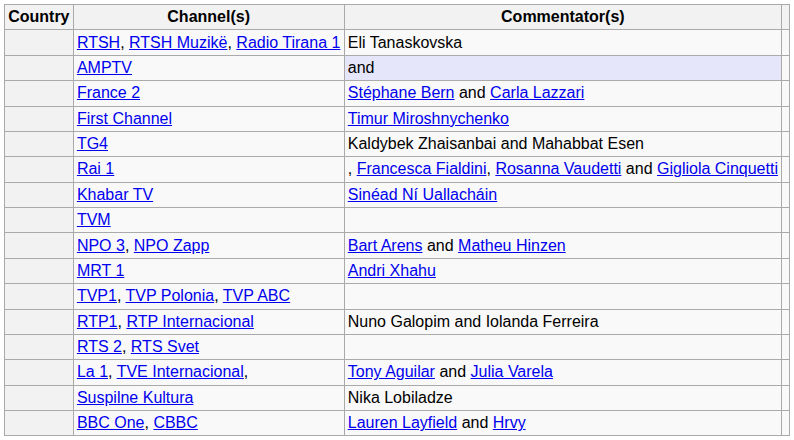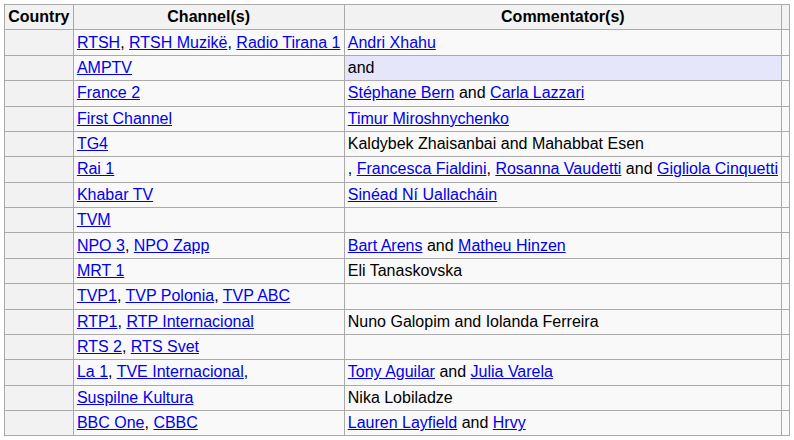(405, 42) Eli Tanaskovska -> (392, 42) Andri Xhahu
(392, 270) Andri Xhahu -> (405, 270) Eli Tanaskovska
